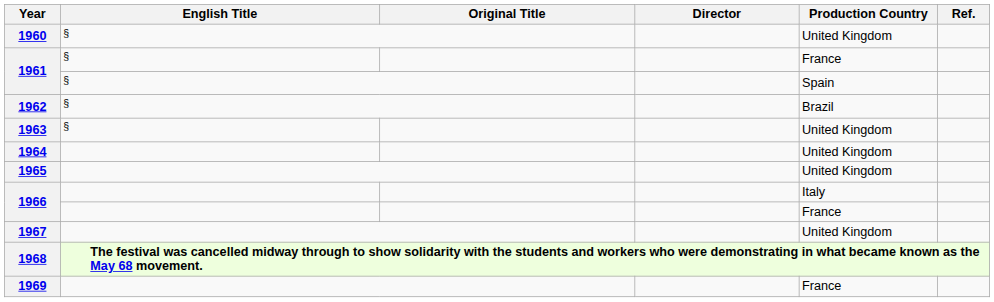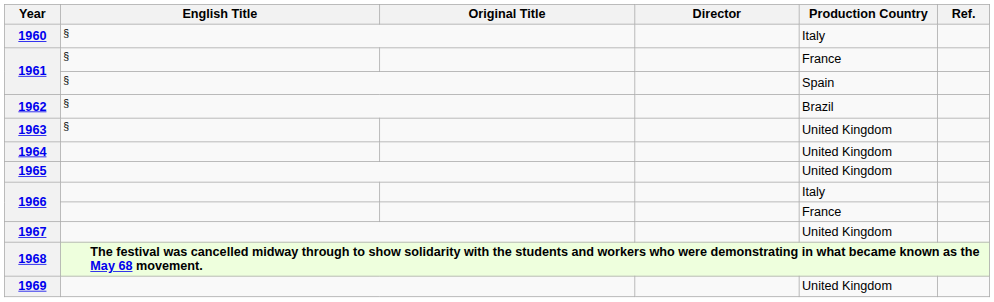(847, 36) United Kingdom -> (814, 36) Italy
(822, 286) France -> (847, 286) United Kingdom
